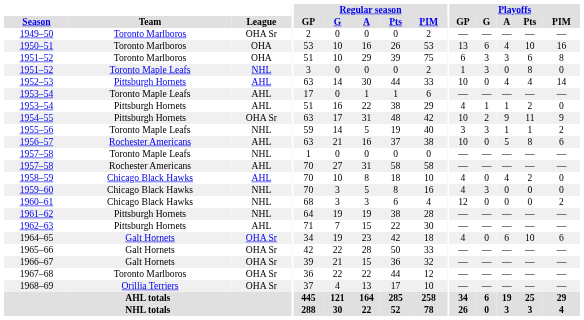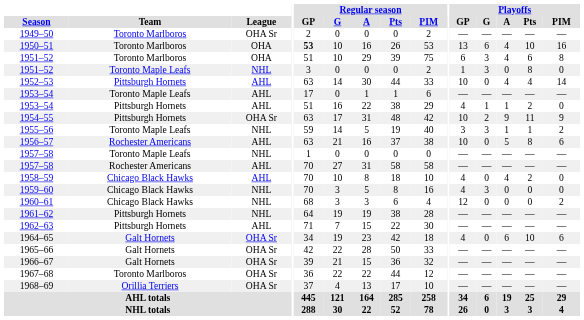(308, 46) normal -> (308, 46) bold
(507, 58) 3 -> (507, 58) 4
